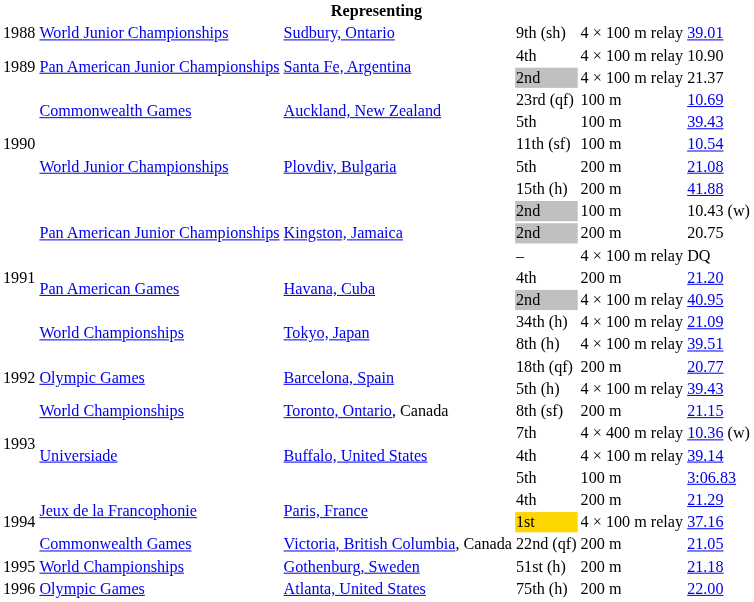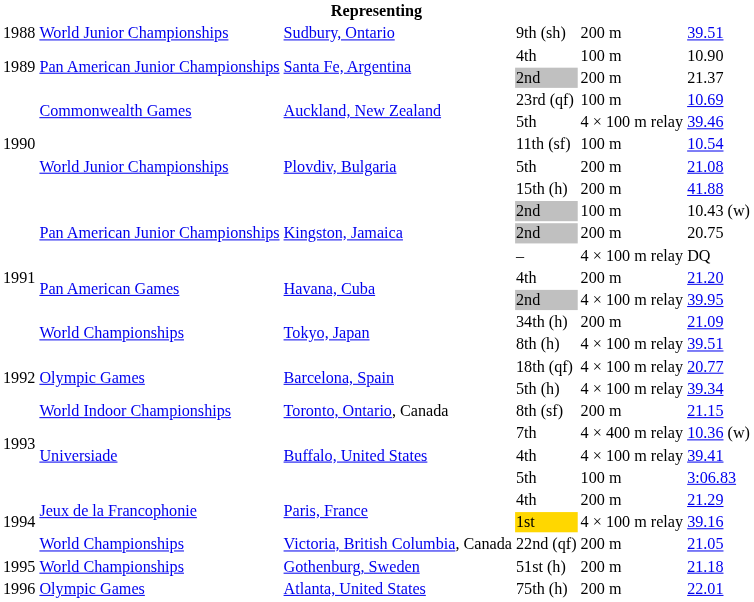(632, 33) 4 × 100 m relay -> (601, 33) 200 m
(705, 33) 39.01 -> (705, 33) 39.51
(632, 55) 4 × 100 m relay -> (601, 55) 100 m
(632, 77) 4 × 100 m relay -> (601, 77) 200 m
(601, 122) 100 m -> (632, 122) 4 × 100 m relay
(705, 122) 39.43 -> (705, 122) 39.46
(705, 299) 40.95 -> (705, 299) 39.95
(632, 322) 4 × 100 m relay -> (601, 322) 200 m
(601, 366) 200 m -> (632, 366) 4 × 100 m relay
(705, 388) 39.43 -> (705, 388) 39.34
(112, 411) World Championships -> (135, 411) World Indoor Championships
(705, 455) 39.14 -> (705, 455) 39.41
(705, 522) 37.16 -> (705, 522) 39.16
(115, 544) Commonwealth Games -> (112, 544) World Championships
(705, 588) 22.00 -> (705, 588) 22.01
